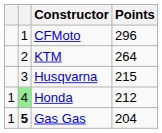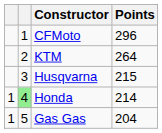(126, 98) 212 -> (126, 98) 214
(24, 118) bold -> (24, 118) normal
